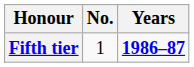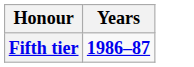- column: (100, 18)
